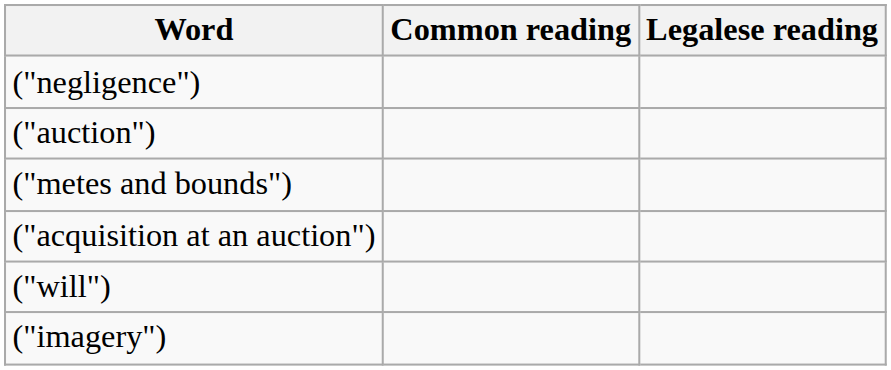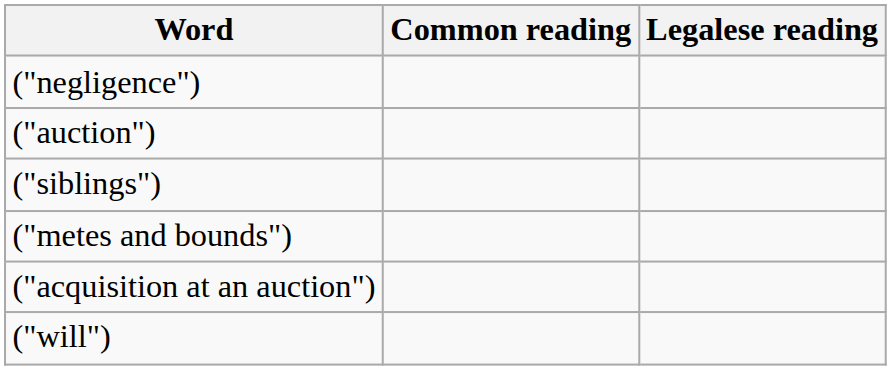+ row: (87, 183)
- row: (89, 337)
